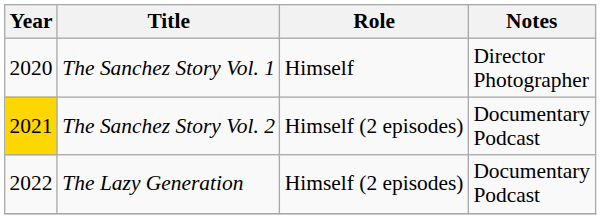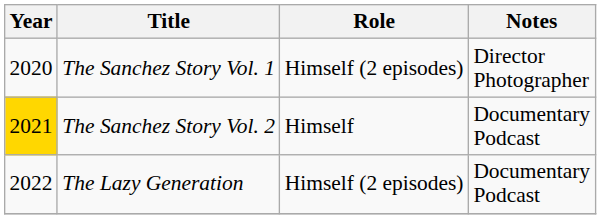(319, 67) Himself -> (374, 67) Himself (2 episodes)
(374, 125) Himself (2 episodes) -> (319, 125) Himself
